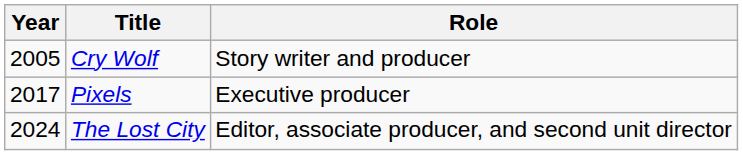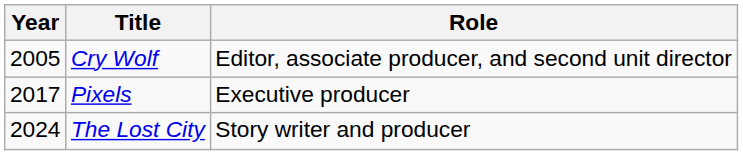(343, 58) Story writer and producer -> (474, 58) Editor, associate producer, and second unit director
(474, 130) Editor, associate producer, and second unit director -> (343, 130) Story writer and producer
